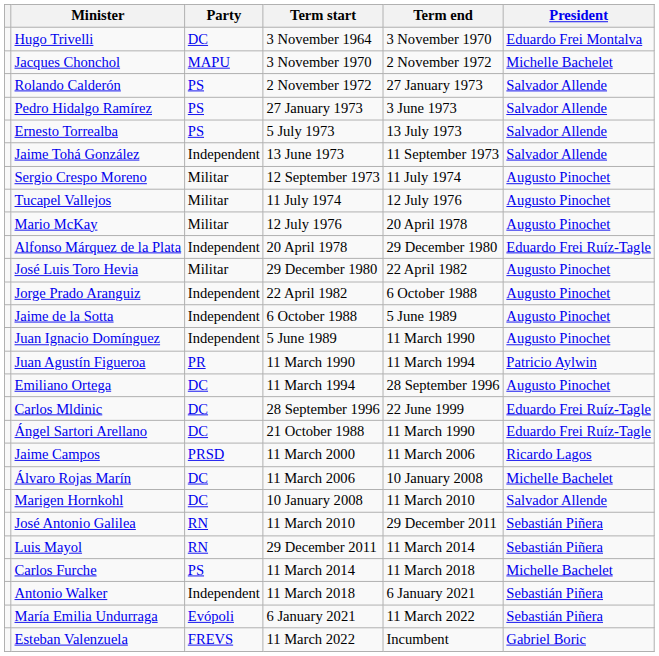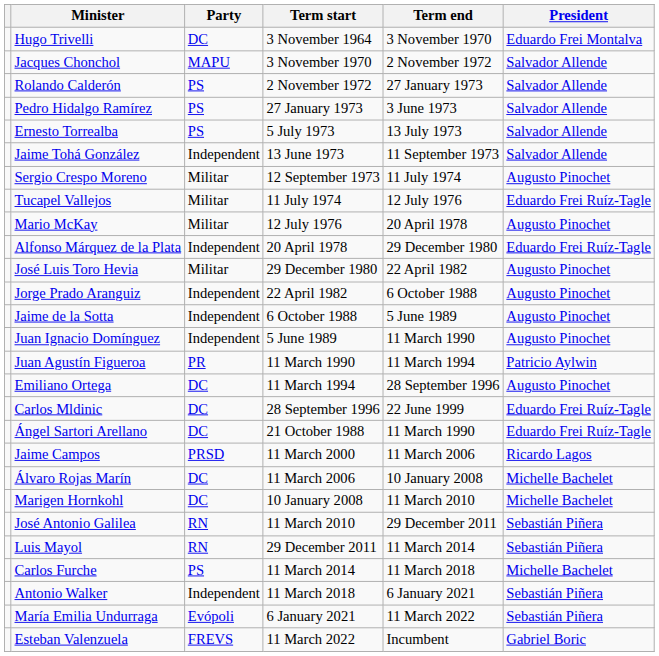(560, 62) Michelle Bachelet -> (557, 62) Salvador Allende
(558, 200) Augusto Pinochet -> (579, 200) Eduardo Frei Ruíz-Tagle
(557, 500) Salvador Allende -> (560, 500) Michelle Bachelet
